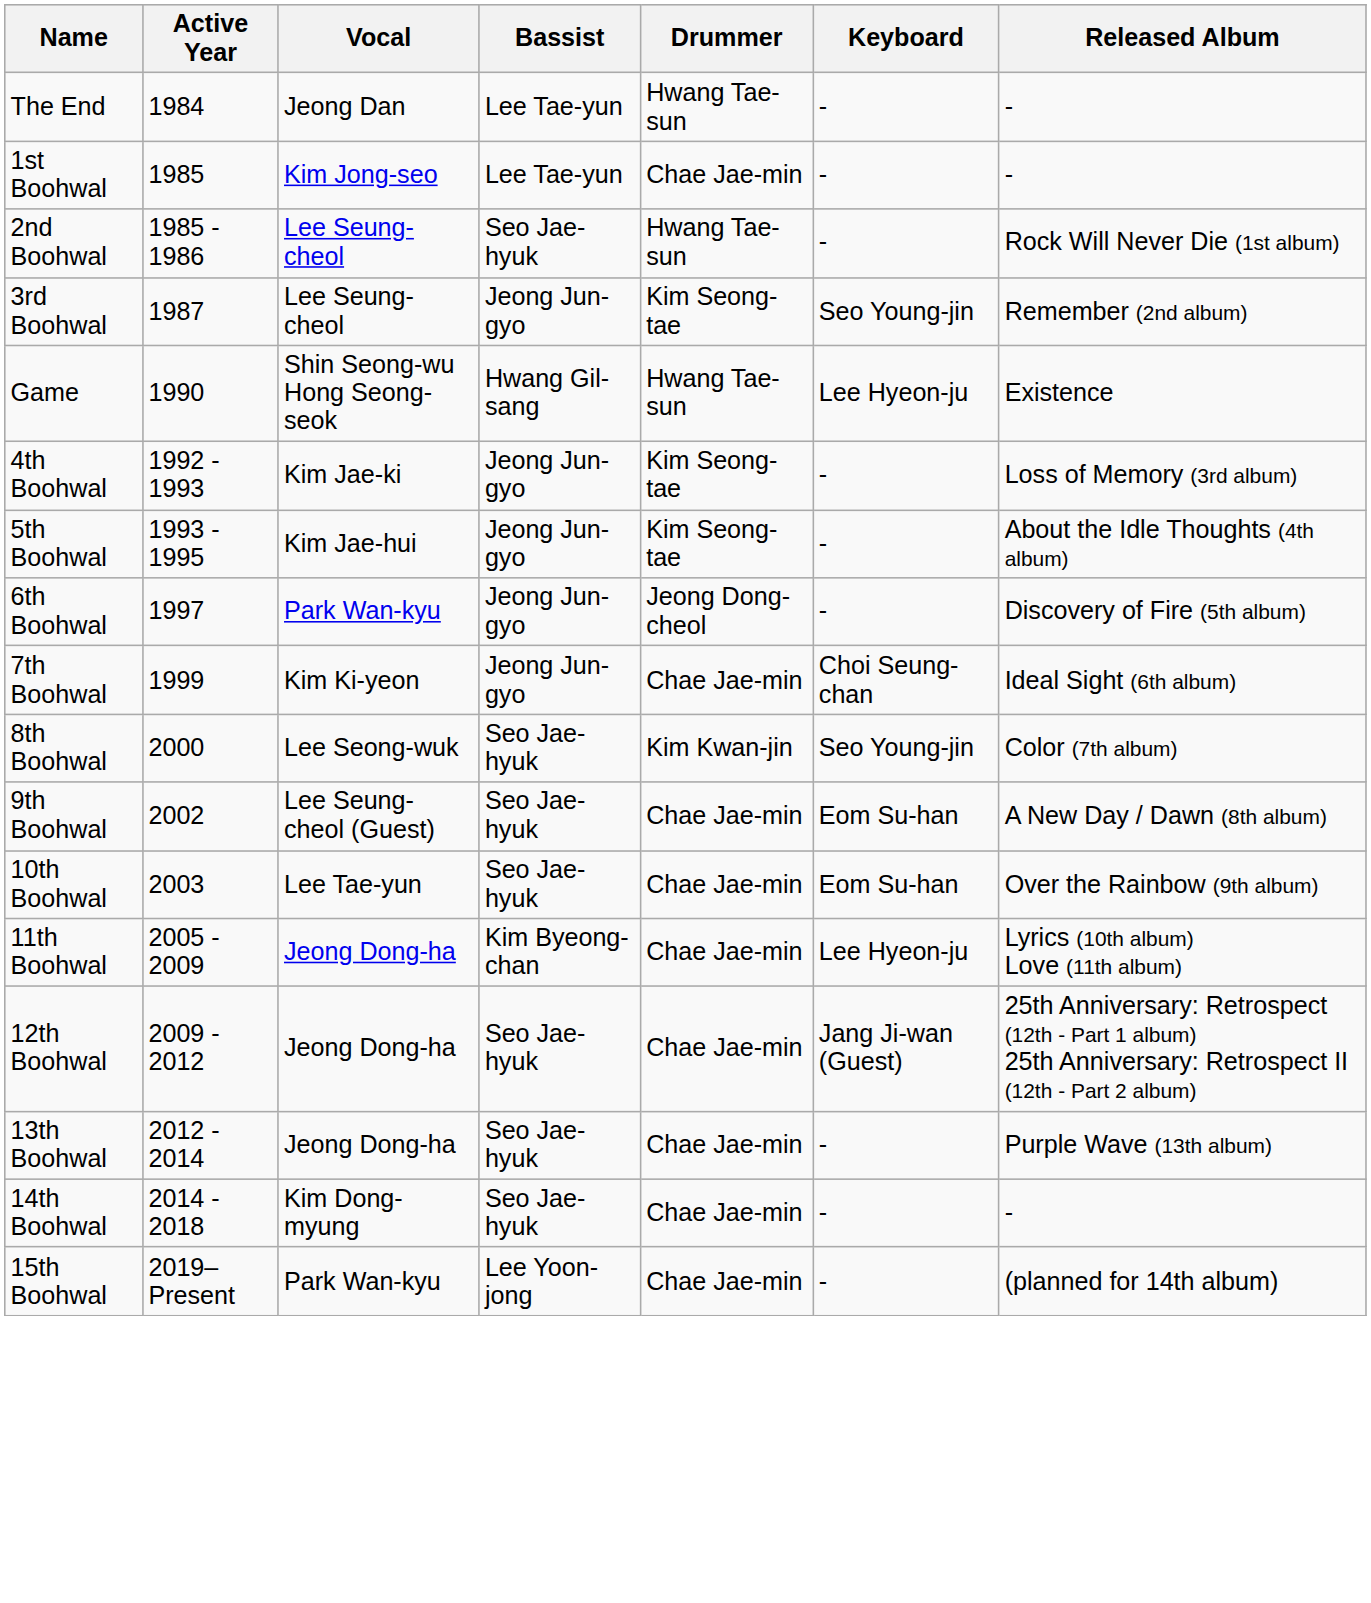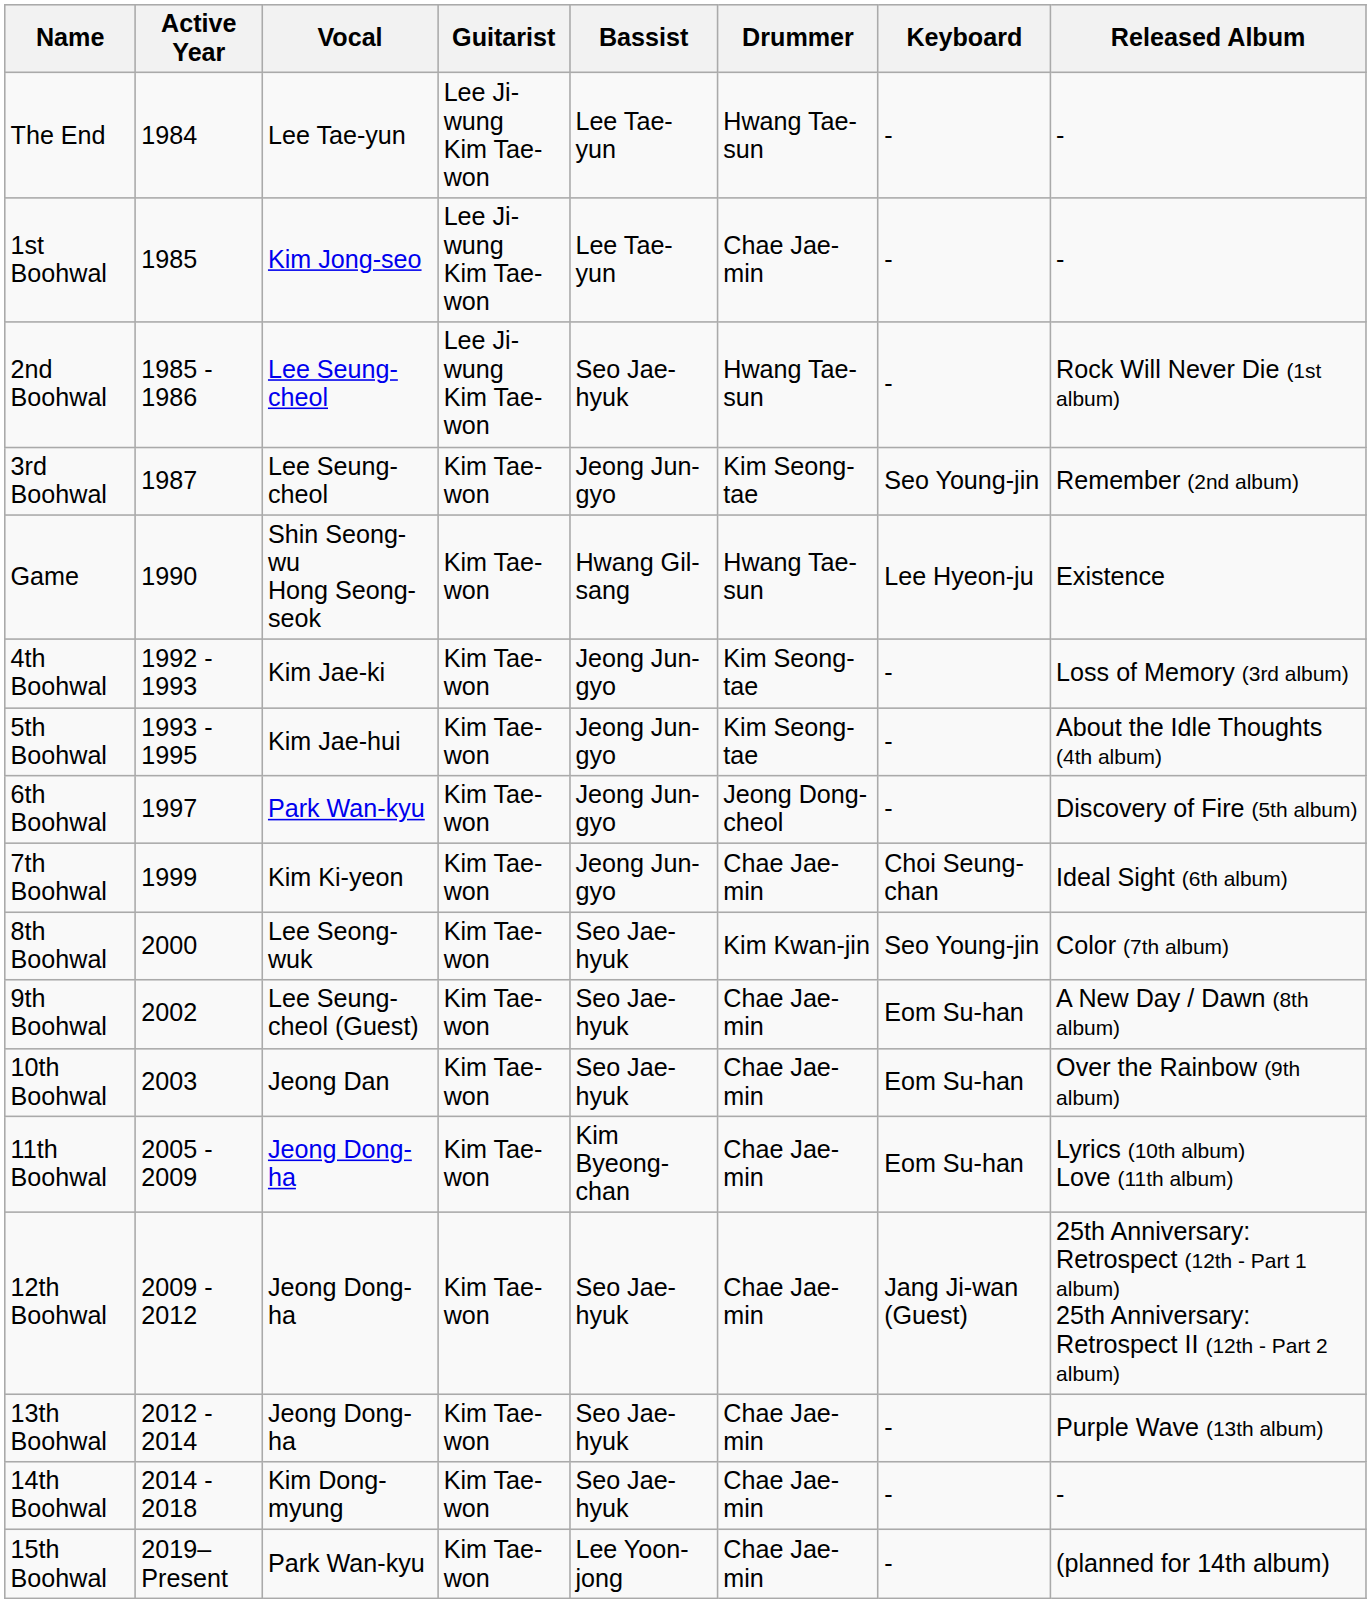+ column: (504, 38)
(345, 106) Jeong Dan -> (337, 134) Lee Tae-yun
(353, 883) Lee Tae-yun -> (329, 1081) Jeong Dan
(894, 952) Lee Hyeon-ju -> (954, 1164) Eom Su-han
